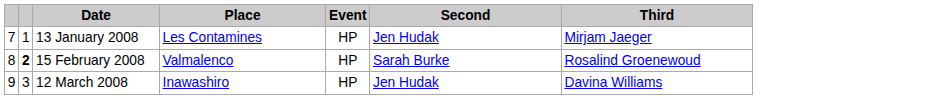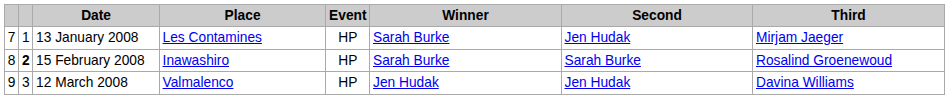+ column: (466, 15)
(198, 60) Valmalenco -> (196, 60) Inawashiro
(196, 82) Inawashiro -> (198, 82) Valmalenco
